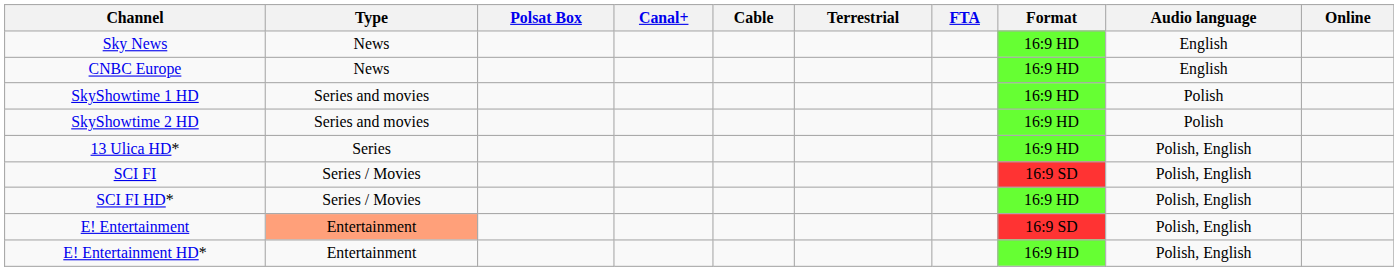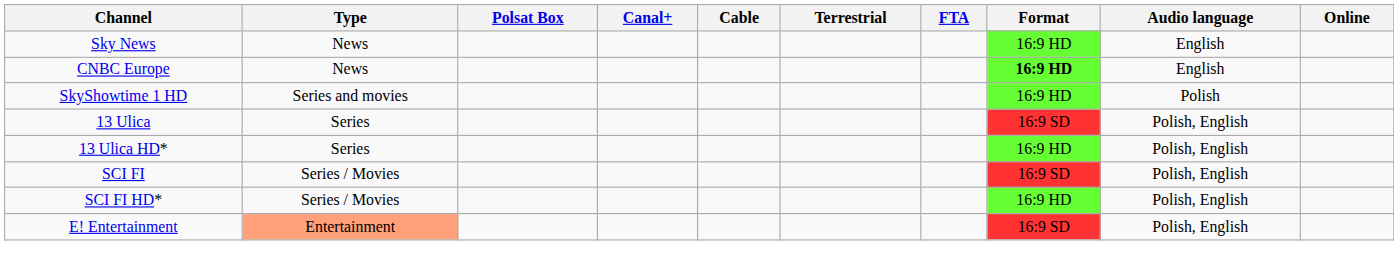(1051, 70) normal -> (1044, 70) bold
- row: (135, 122)
+ row: (123, 122)
- row: (135, 253)
